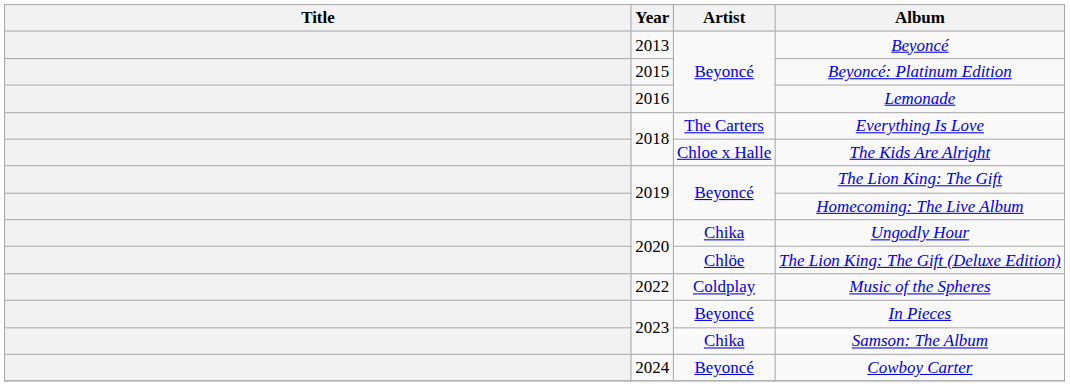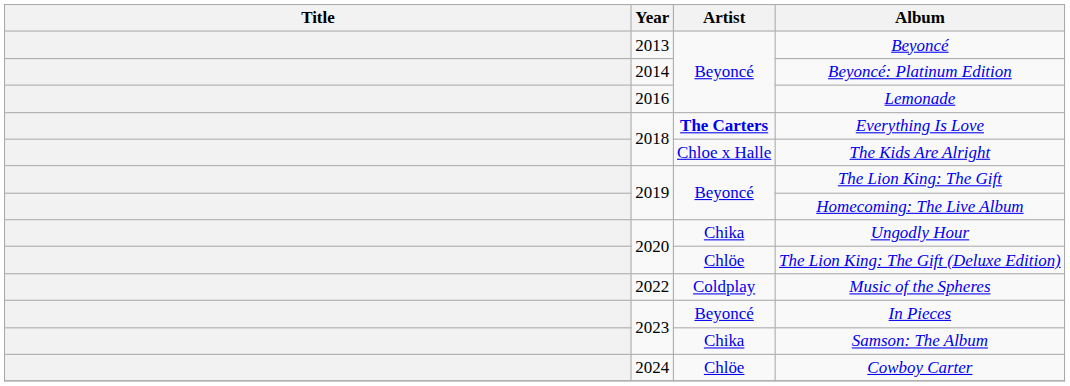(652, 71) 2015 -> (652, 71) 2014
(724, 125) normal -> (724, 125) bold
(724, 367) Beyoncé -> (724, 367) Chlöe
